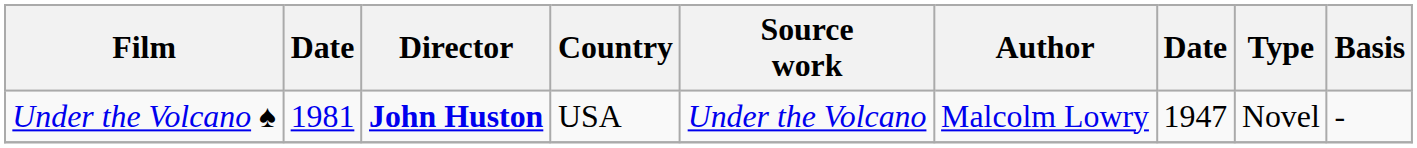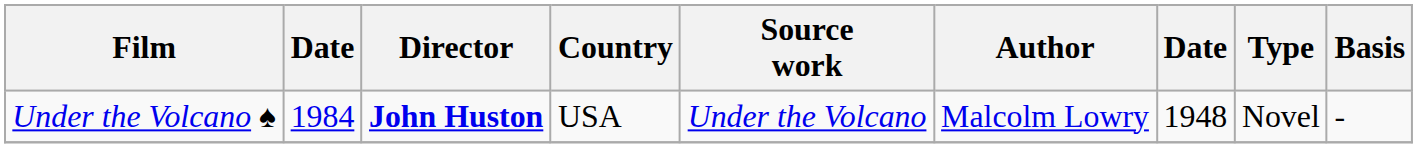(322, 116) 1981 -> (322, 116) 1984
(1195, 116) 1947 -> (1195, 116) 1948
